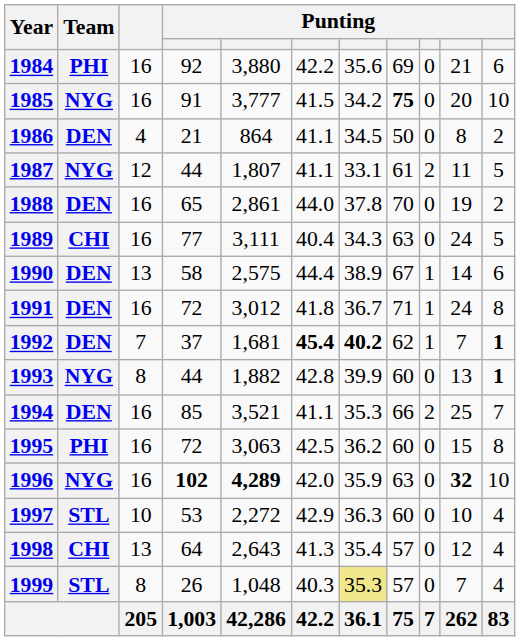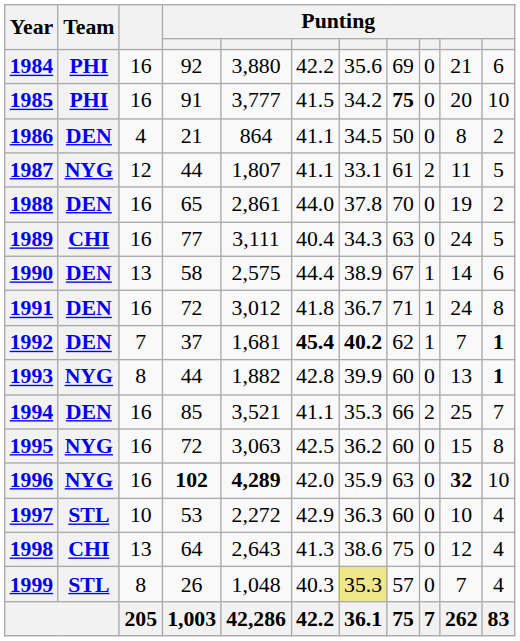(89, 100) NYG -> (89, 100) PHI
(89, 445) PHI -> (89, 445) NYG
(363, 549) 35.4 -> (363, 549) 38.6
(403, 549) 57 -> (403, 549) 75
